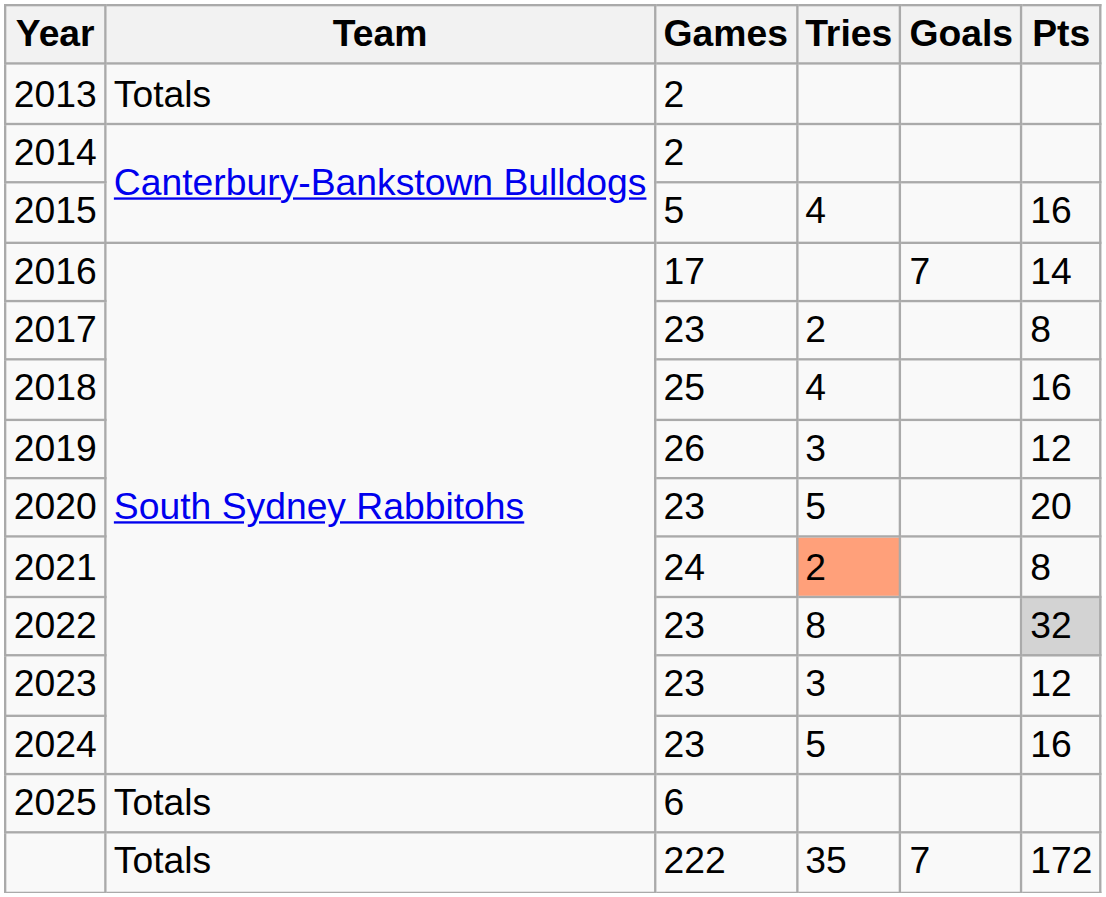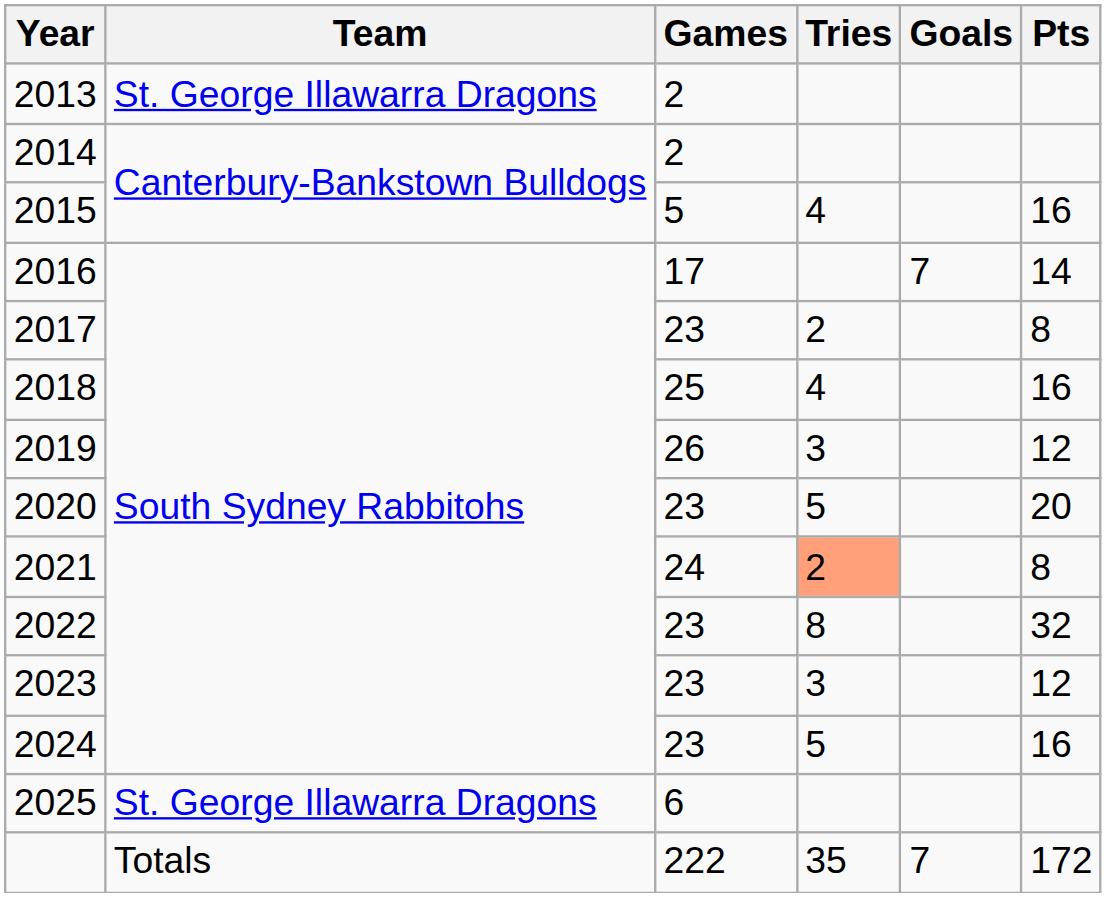(163, 93) Totals -> (355, 93) St. George Illawarra Dragons
(1051, 625) lightgrey background -> (1051, 625) no background
(163, 802) Totals -> (355, 802) St. George Illawarra Dragons
